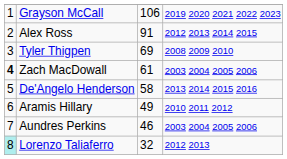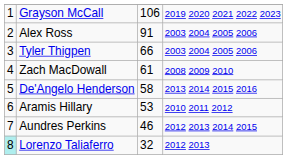(211, 33) 2012 2013 2014 2015 -> (211, 33) 2003 2004 2005 2006
(147, 51) 69 -> (147, 51) 66
(199, 51) 2008 2009 2010 -> (211, 51) 2003 2004 2005 2006
(10, 70) bold -> (10, 70) normal
(211, 70) 2003 2004 2005 2006 -> (199, 70) 2008 2009 2010
(147, 107) 49 -> (147, 107) 53
(211, 126) 2003 2004 2005 2006 -> (211, 126) 2012 2013 2014 2015
